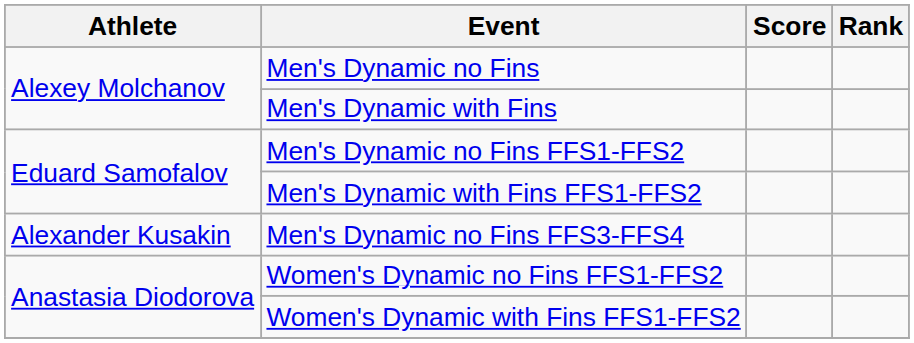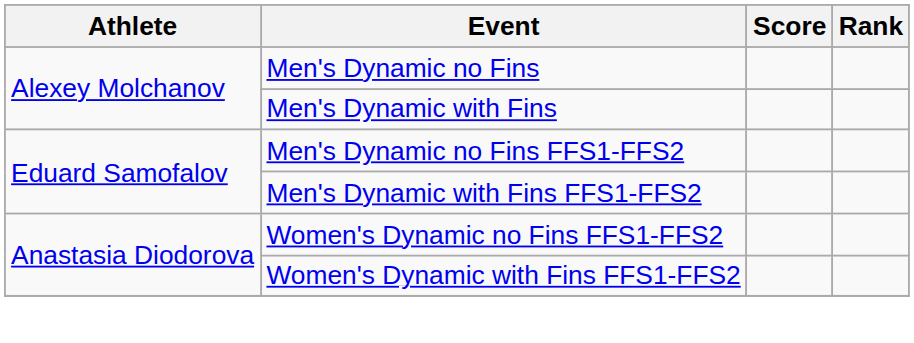- row: (475, 234)
